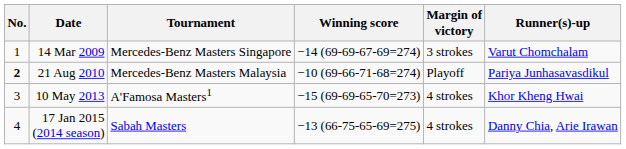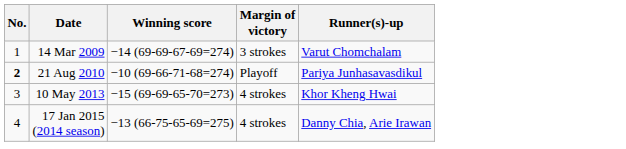- column: (201, 22)
